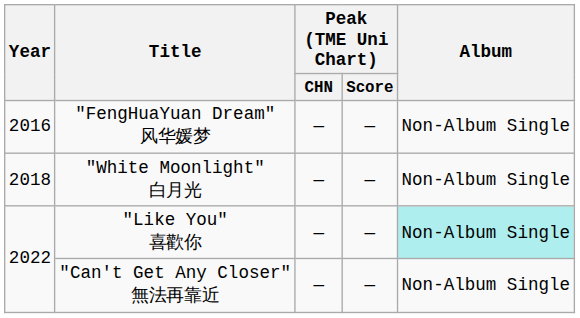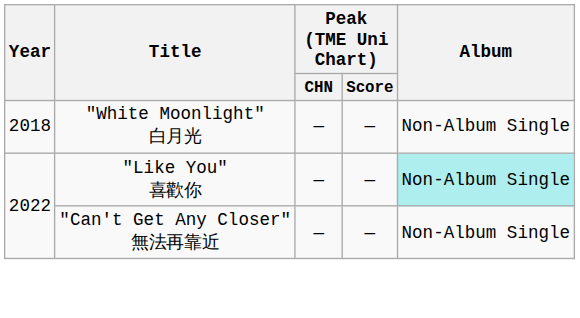- row: (175, 126)
